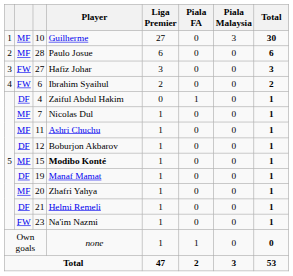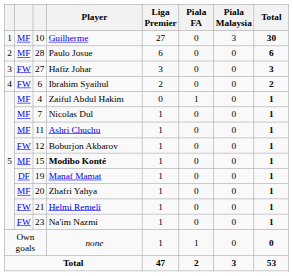(24, 99) DF -> (24, 99) MF
(24, 145) DF -> (24, 145) FW
(24, 206) DF -> (24, 206) FW
